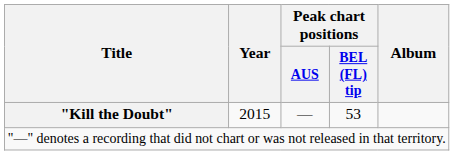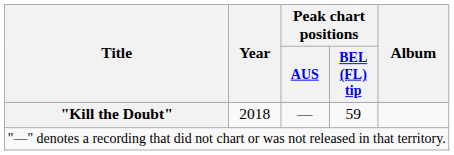(255, 114) 2015 -> (255, 114) 2018
(353, 114) 53 -> (353, 114) 59
